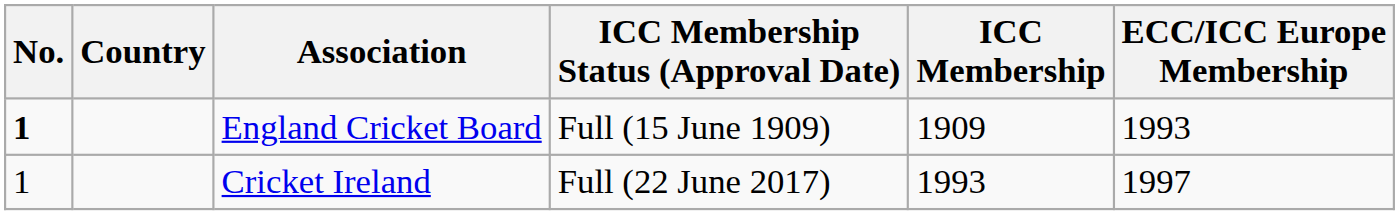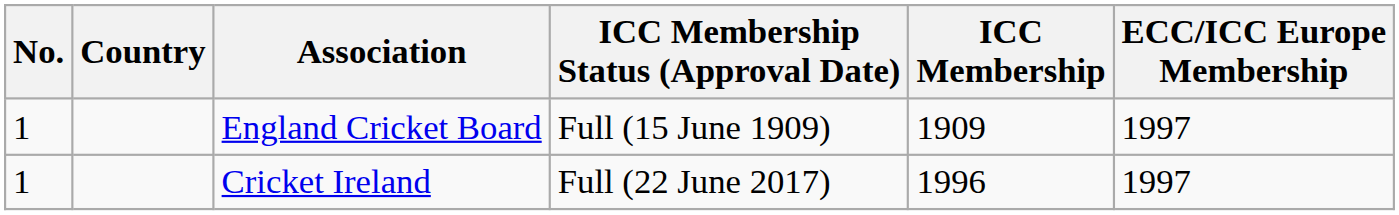(22, 126) bold -> (22, 126) normal
(1156, 126) 1993 -> (1156, 126) 1997
(951, 181) 1993 -> (951, 181) 1996
